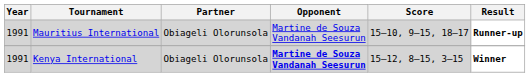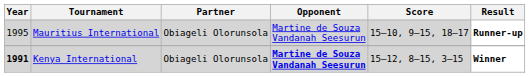(18, 33) 1991 -> (18, 33) 1995
(18, 59) normal -> (18, 59) bold
